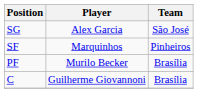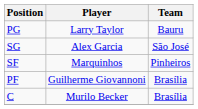+ row: (14, 29)
(97, 63) Murilo Becker -> (97, 79) Guilherme Giovannoni
(97, 79) Guilherme Giovannoni -> (97, 96) Murilo Becker
